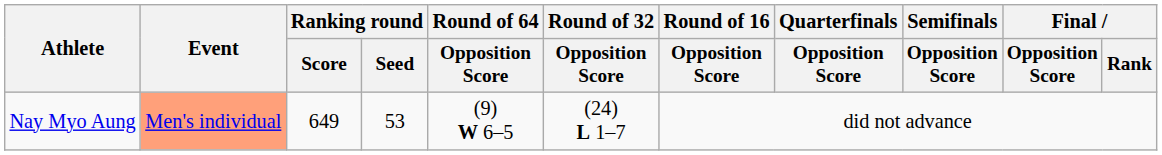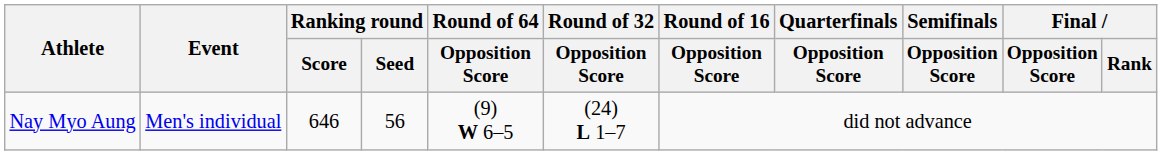(213, 121) lightsalmon background -> (213, 121) no background
(324, 121) 649 -> (324, 121) 646
(395, 121) 53 -> (395, 121) 56
